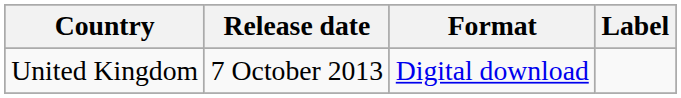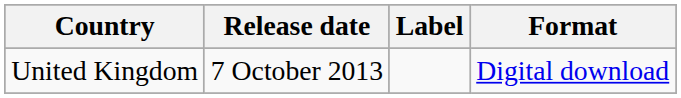columns swapped: (492, 26) <-> (635, 26)
